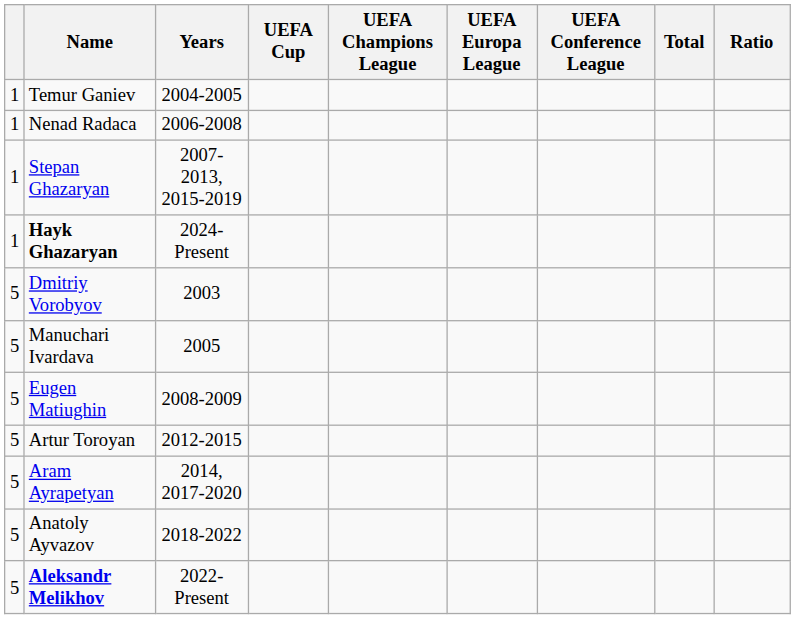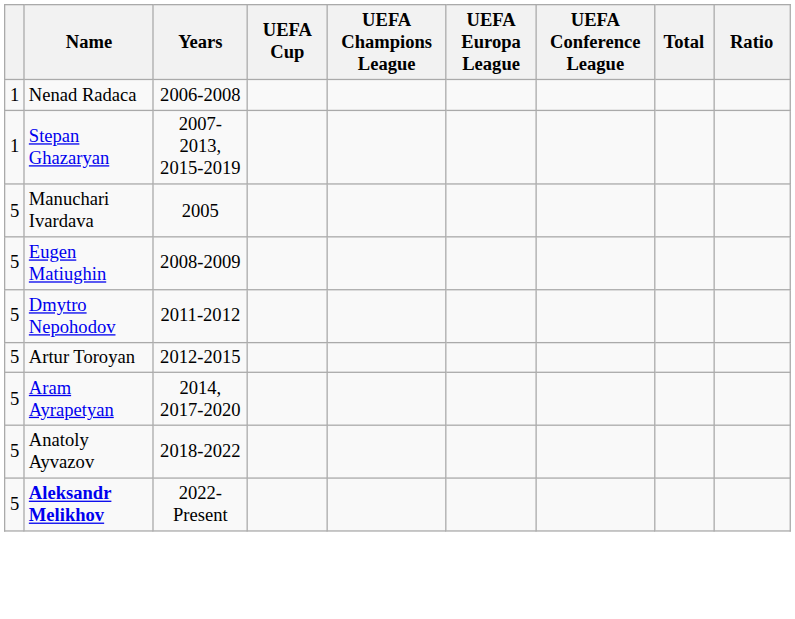- row: (82, 94)
- row: (73, 241)
- row: (65, 294)
+ row: (72, 315)
